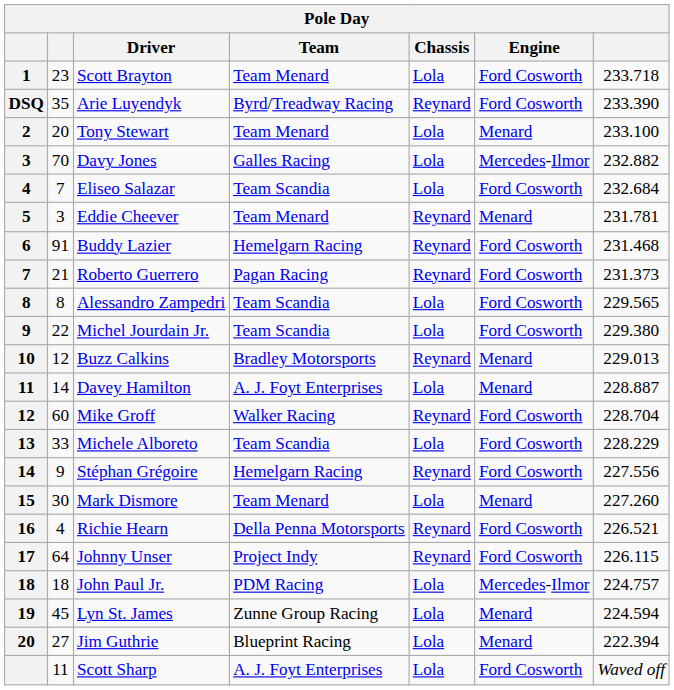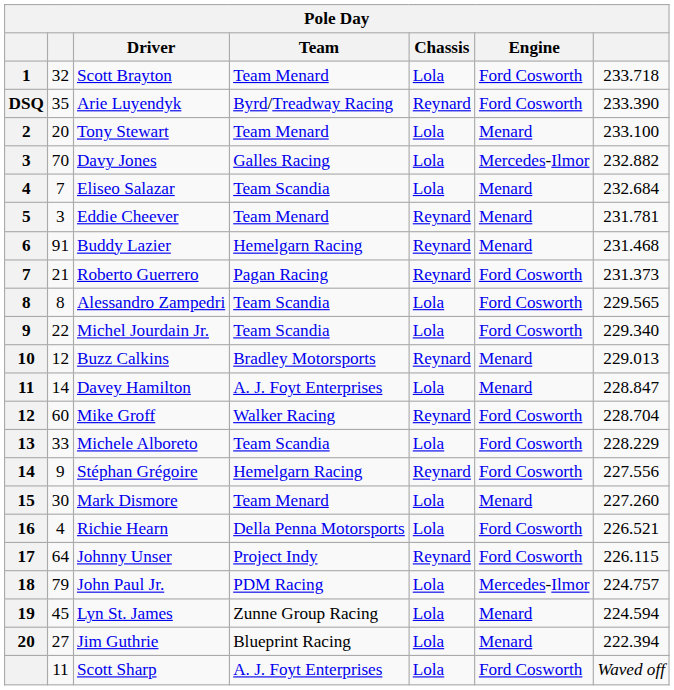(60, 75) 23 -> (60, 75) 32
(531, 188) Ford Cosworth -> (506, 188) Menard
(531, 245) Ford Cosworth -> (506, 245) Menard
(631, 330) 229.380 -> (631, 330) 229.340
(631, 387) 228.887 -> (631, 387) 228.847
(442, 528) Reynard -> (428, 528) Lola
(60, 585) 18 -> (60, 585) 79
